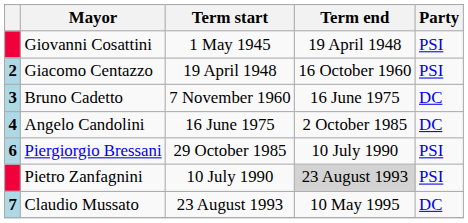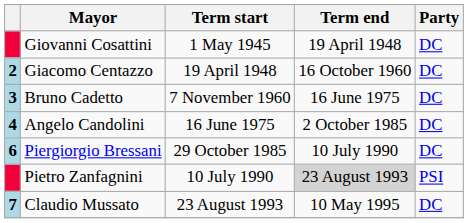(431, 44) PSI -> (431, 44) DC
(431, 71) PSI -> (431, 71) DC
(431, 151) PSI -> (431, 151) DC
